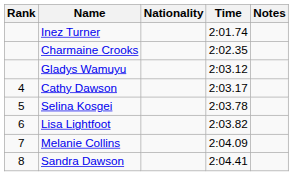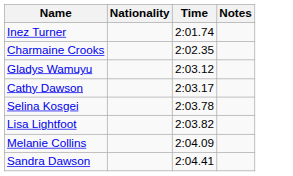- column: (21, 13)
